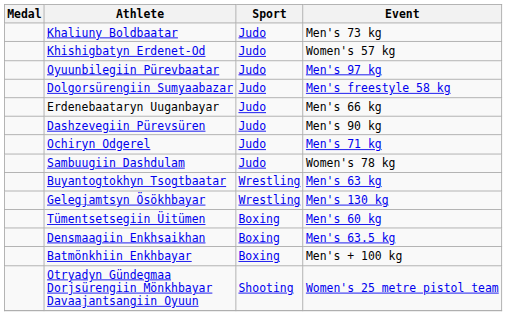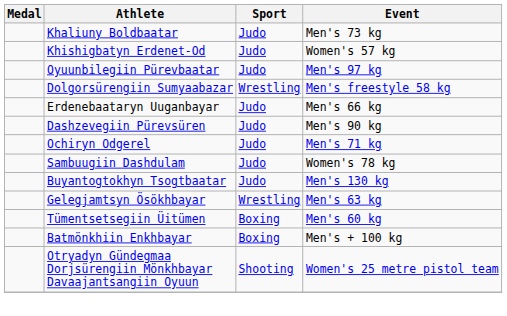(252, 88) Judo -> (269, 88) Wrestling
(269, 182) Wrestling -> (252, 182) Judo
(344, 182) Men's 63 kg -> (347, 182) Men's 130 kg
(347, 200) Men's 130 kg -> (344, 200) Men's 63 kg
- row: (126, 238)
